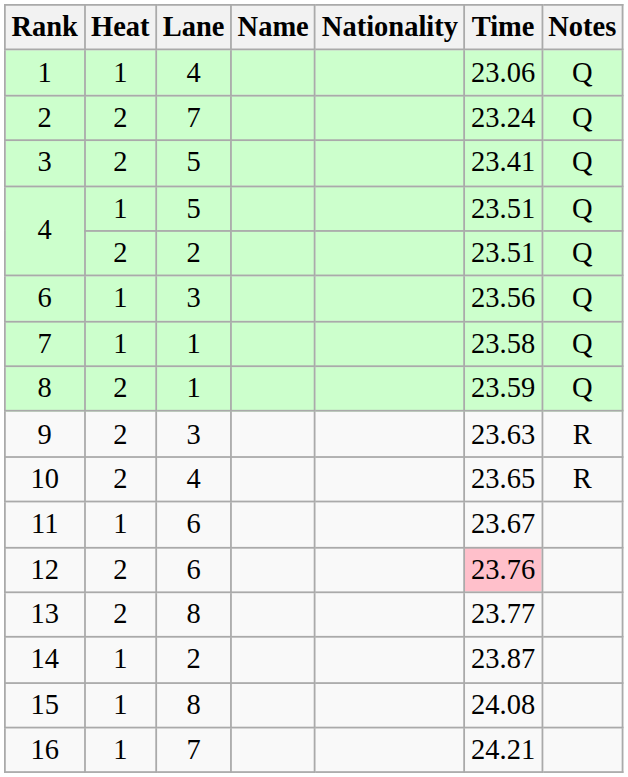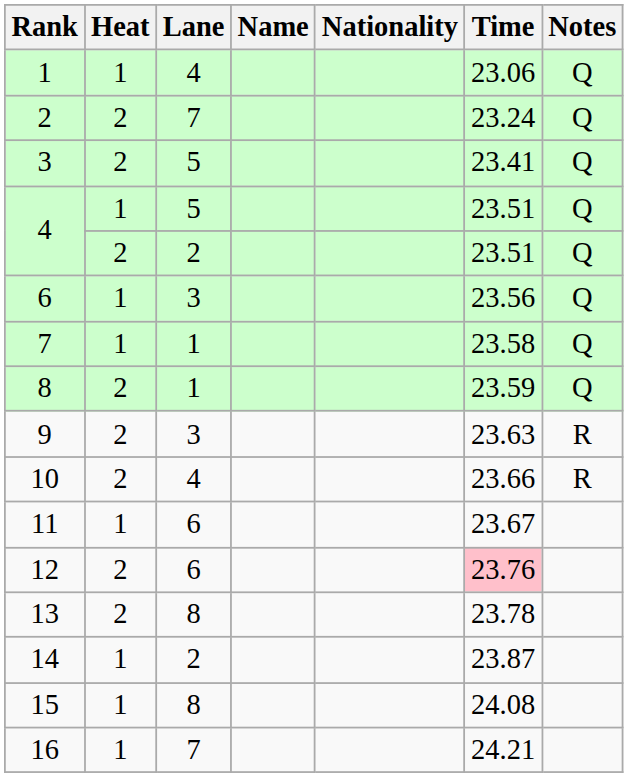(503, 478) 23.65 -> (503, 478) 23.66
(503, 614) 23.77 -> (503, 614) 23.78
